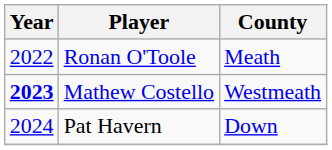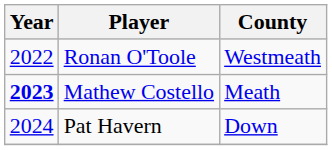(252, 56) Meath -> (273, 56) Westmeath
(273, 91) Westmeath -> (252, 91) Meath
